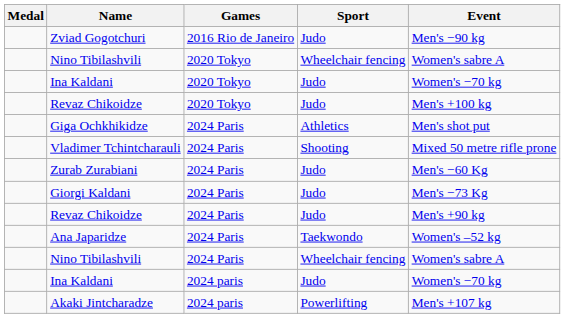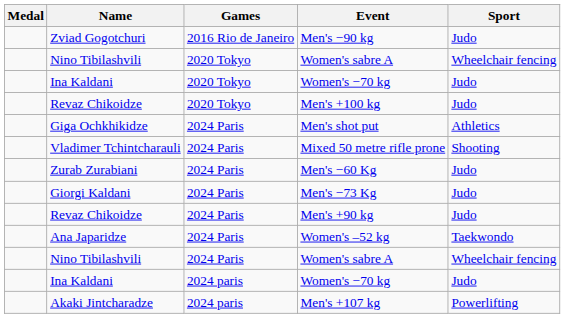columns swapped: (353, 15) <-> (484, 15)
